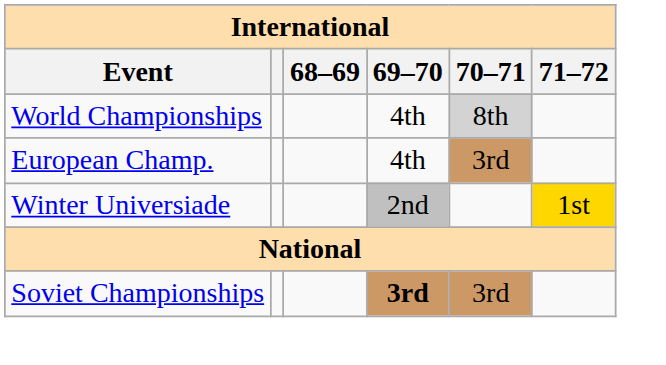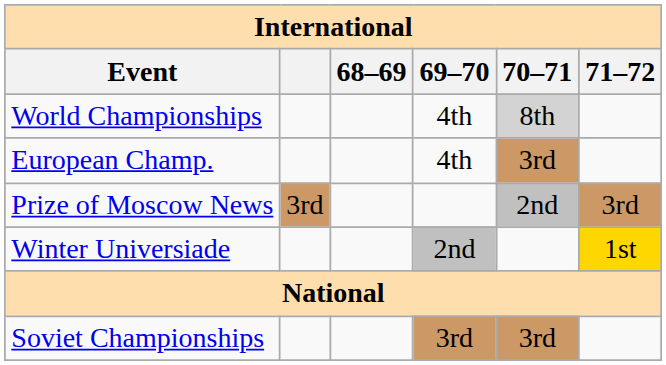+ row: (142, 204)
(408, 293) bold -> (454, 337) normal
